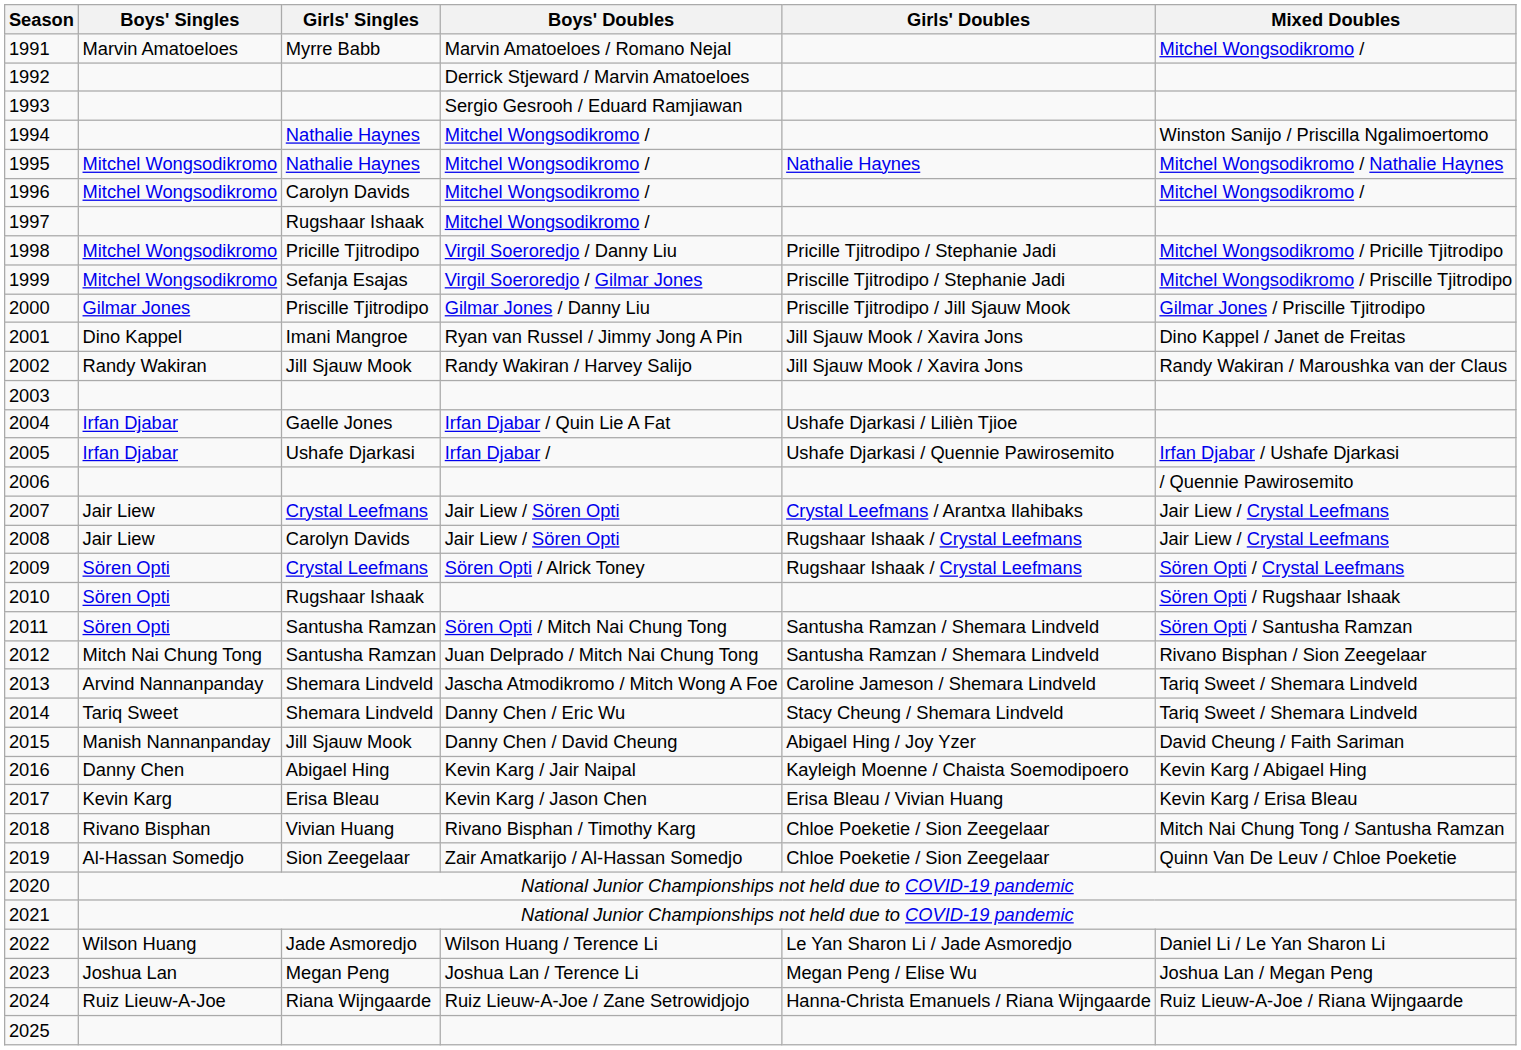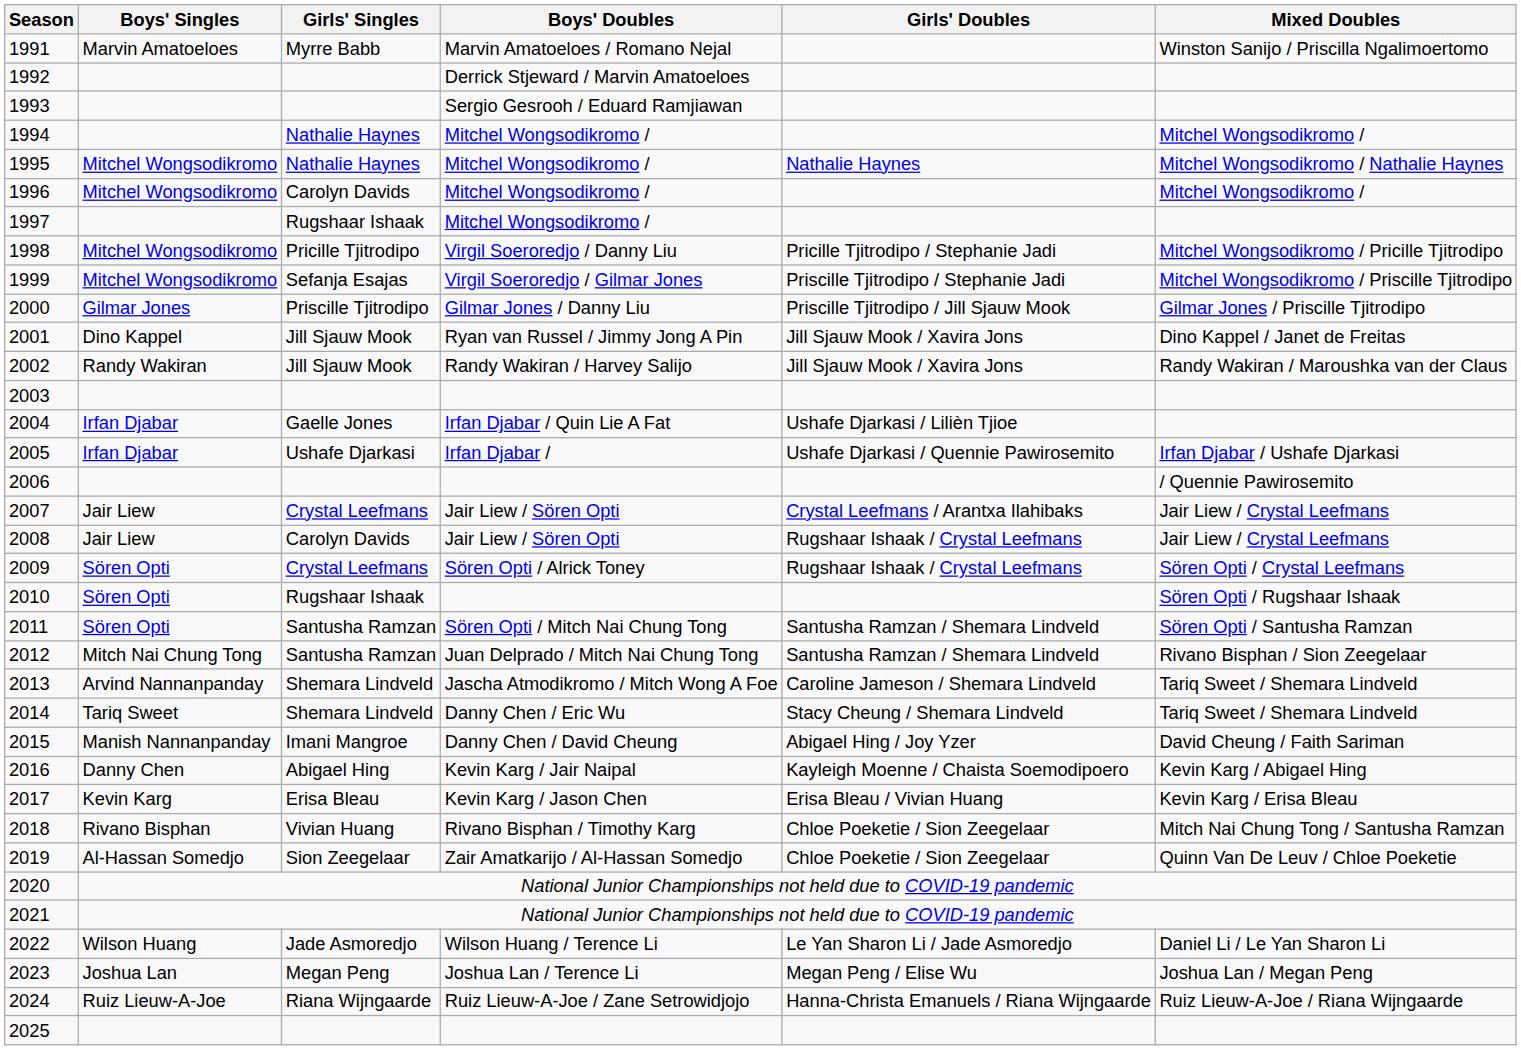(1262, 48) Mitchel Wongsodikromo / -> (1324, 48) Winston Sanijo / Priscilla Ngalimoertomo
(1324, 135) Winston Sanijo / Priscilla Ngalimoertomo -> (1262, 135) Mitchel Wongsodikromo /
(347, 337) Imani Mangroe -> (349, 337) Jill Sjauw Mook
(349, 742) Jill Sjauw Mook -> (347, 742) Imani Mangroe
